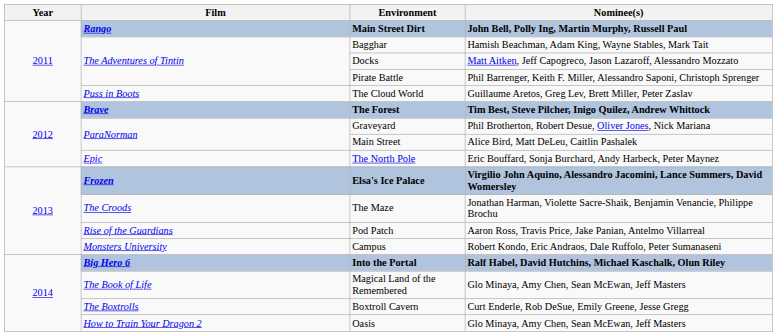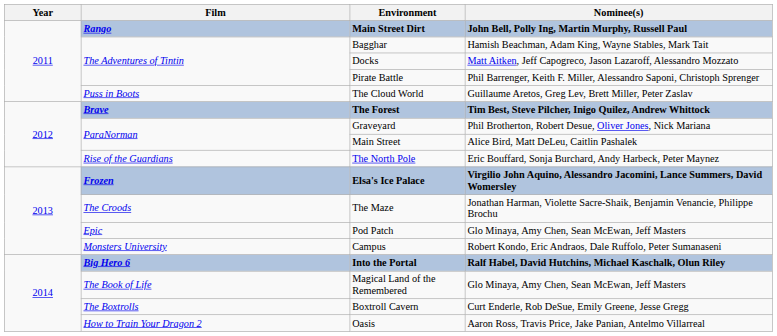(93, 158) Epic -> (128, 158) Rise of the Guardians
(128, 230) Rise of the Guardians -> (93, 230) Epic
(586, 230) Aaron Ross, Travis Price, Jake Panian, Antelmo Villarreal -> (577, 230) Glo Minaya, Amy Chen, Sean McEwan, Jeff Masters
(577, 323) Glo Minaya, Amy Chen, Sean McEwan, Jeff Masters -> (586, 323) Aaron Ross, Travis Price, Jake Panian, Antelmo Villarreal
